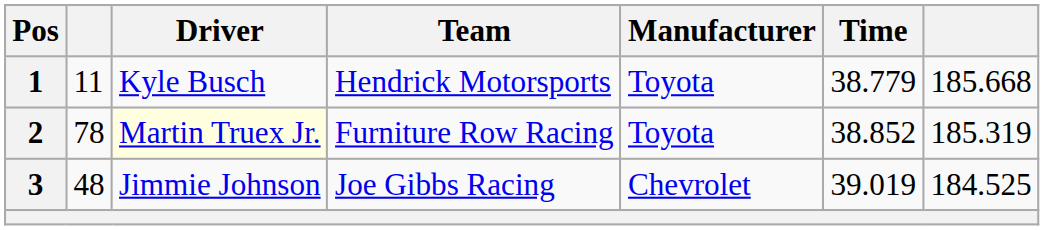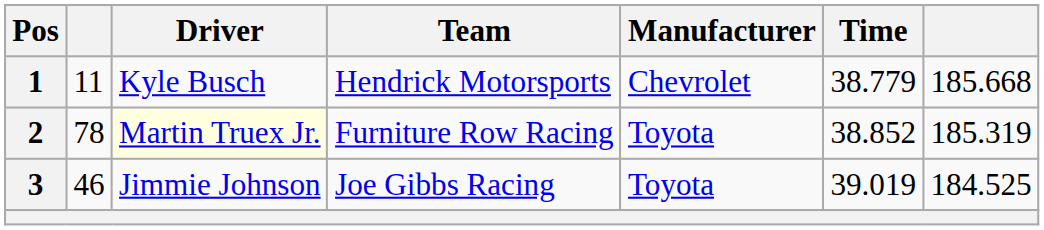(671, 81) Toyota -> (689, 81) Chevrolet
(89, 184) 48 -> (89, 184) 46
(689, 184) Chevrolet -> (671, 184) Toyota
